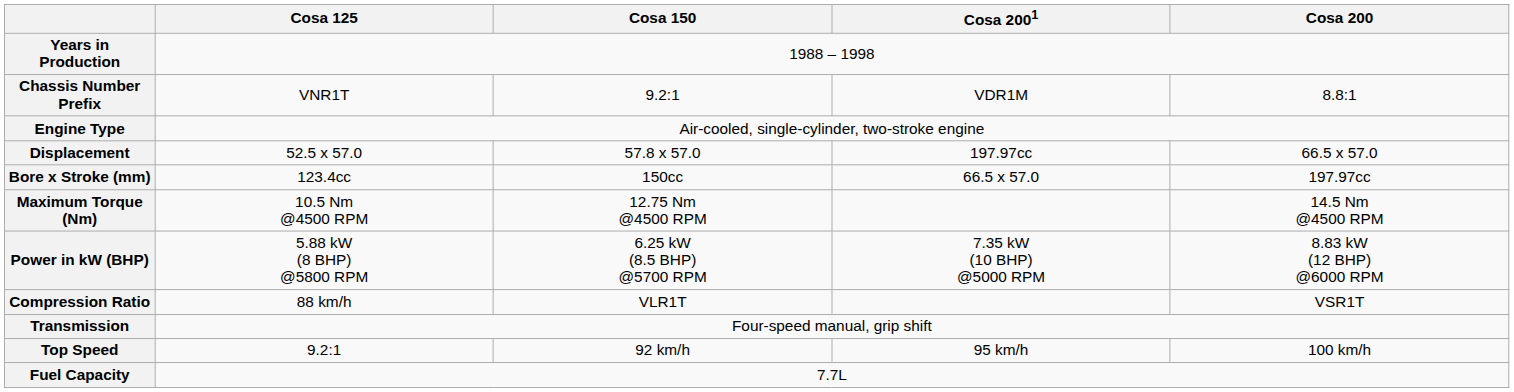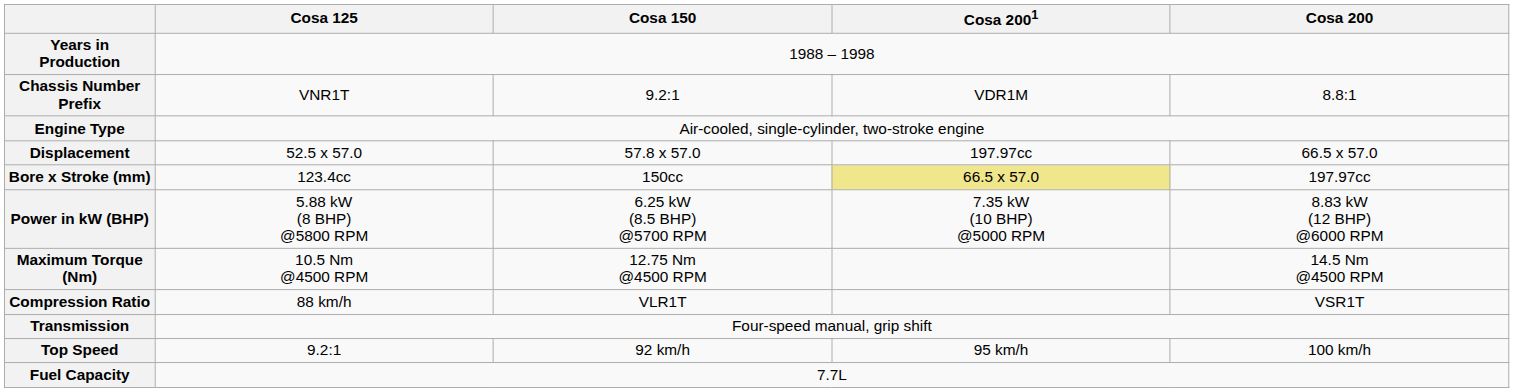(1001, 177) no background -> (1001, 177) khaki background
rows swapped: (80, 260) <-> (80, 210)
